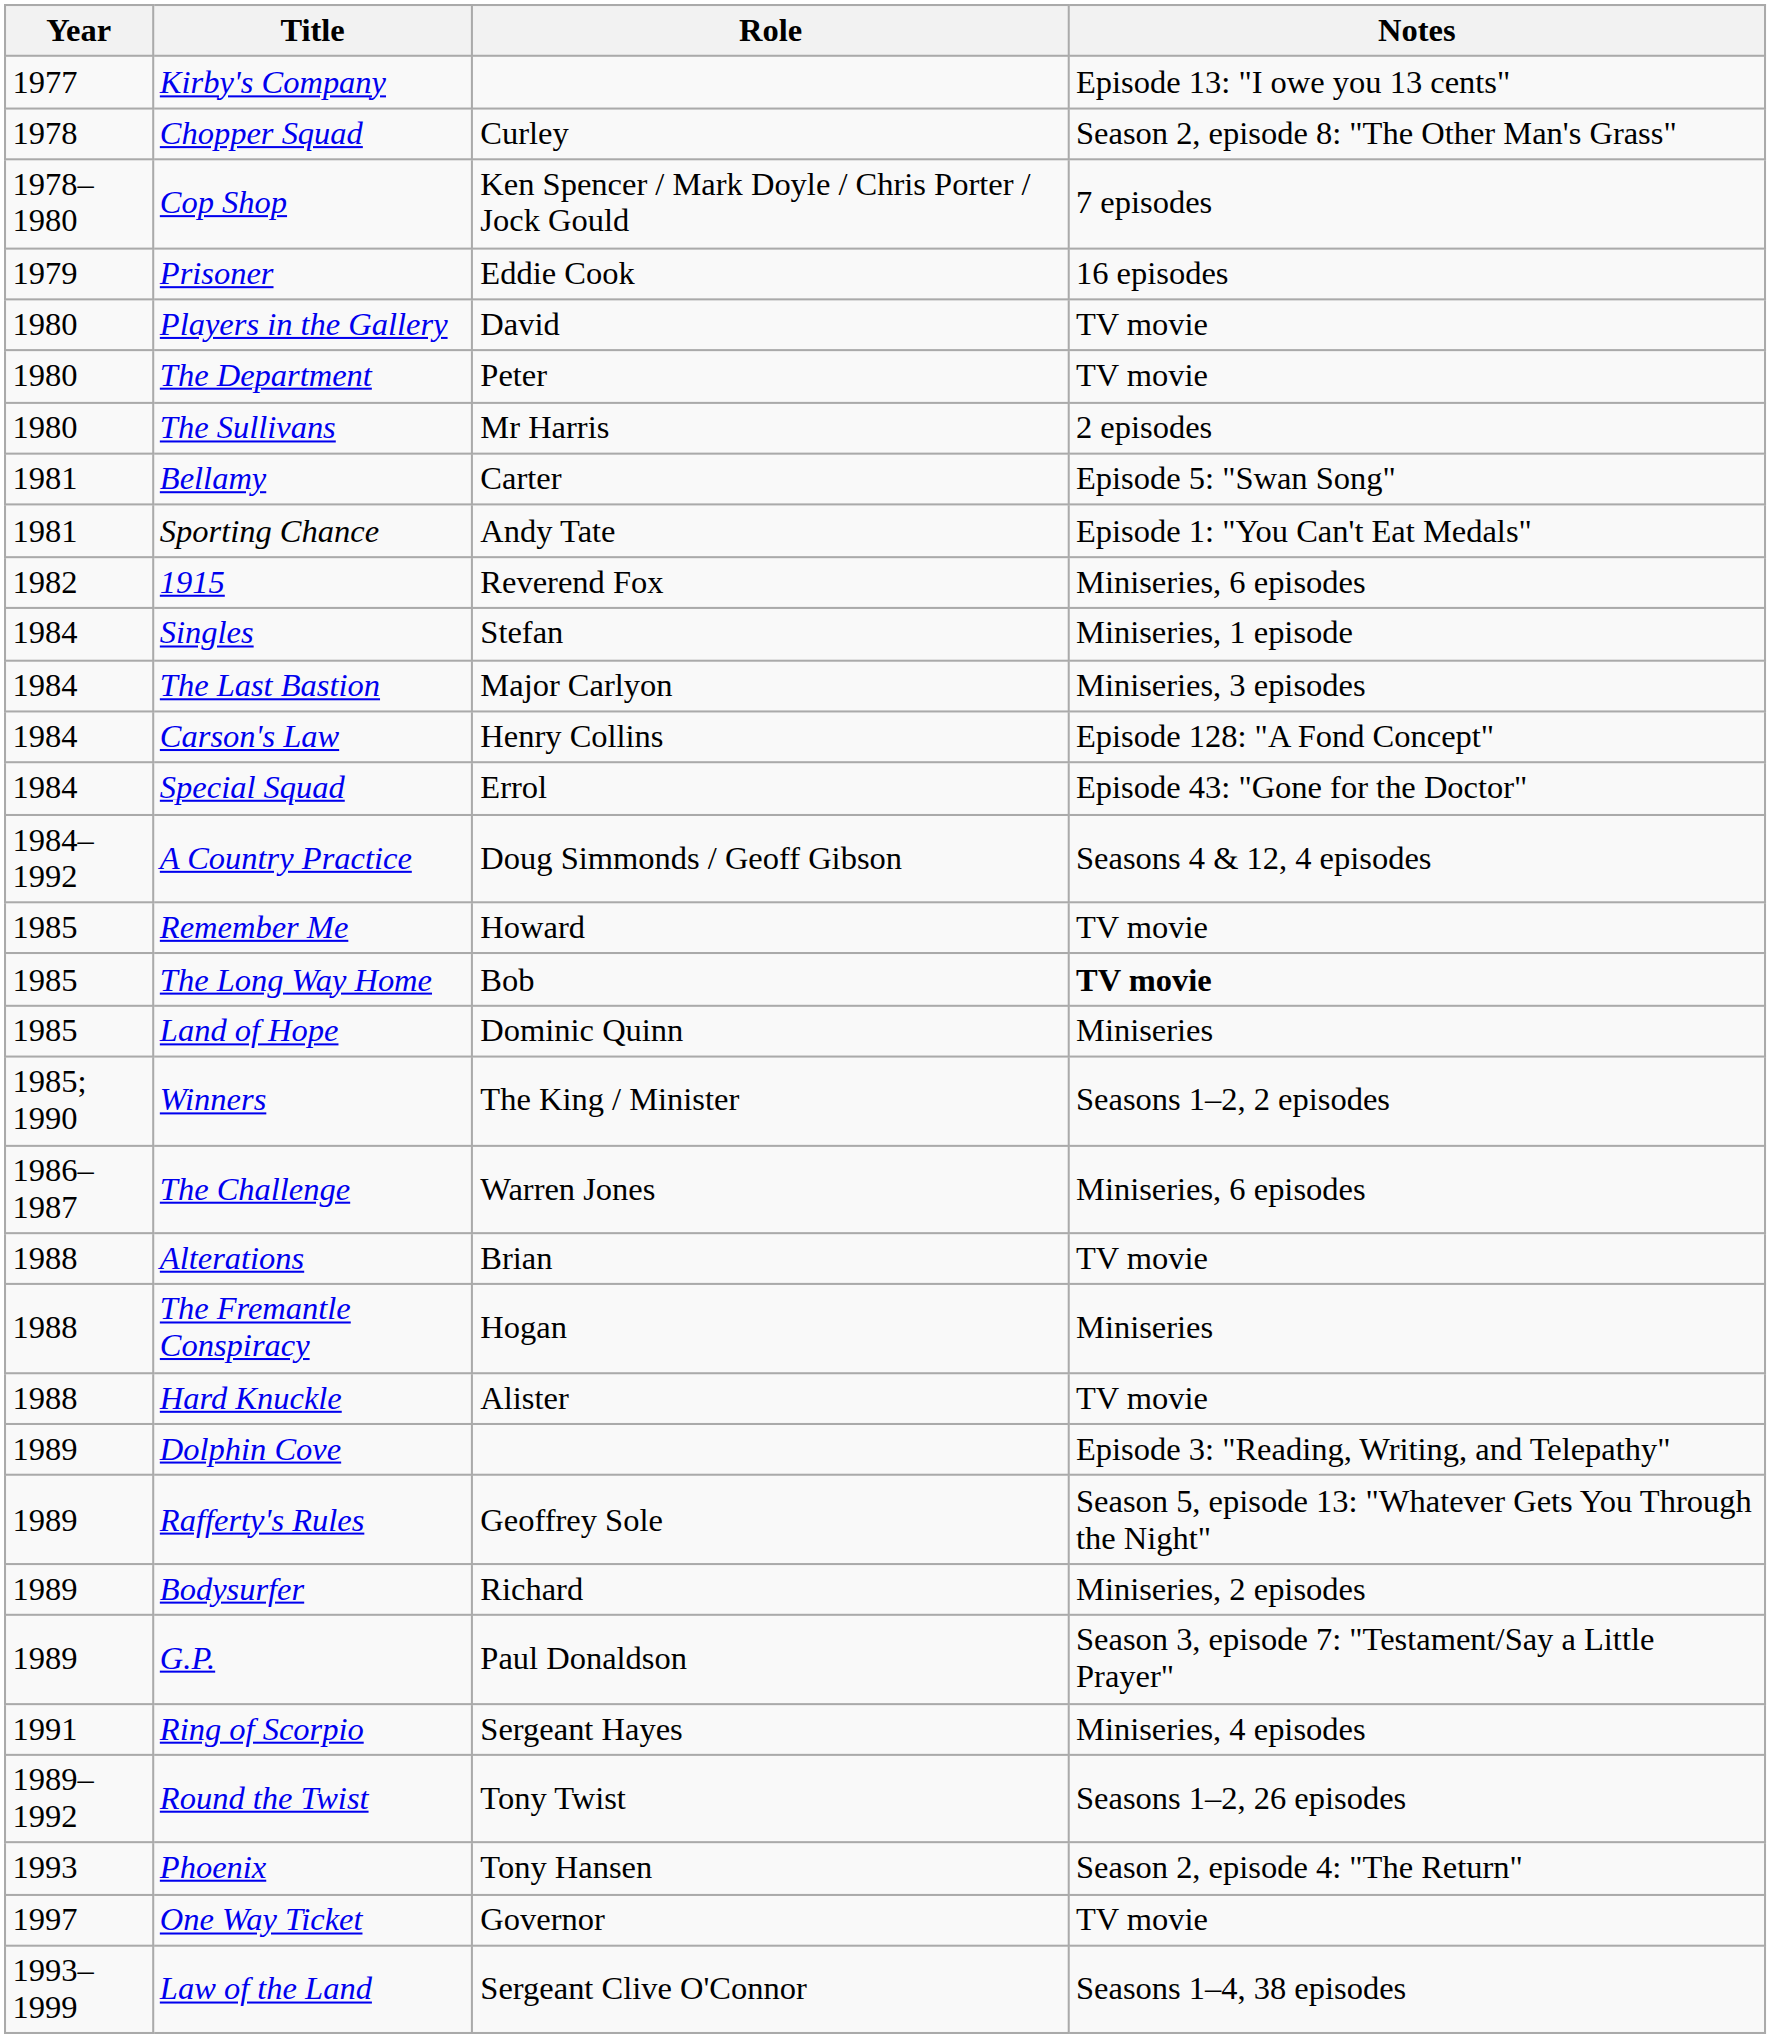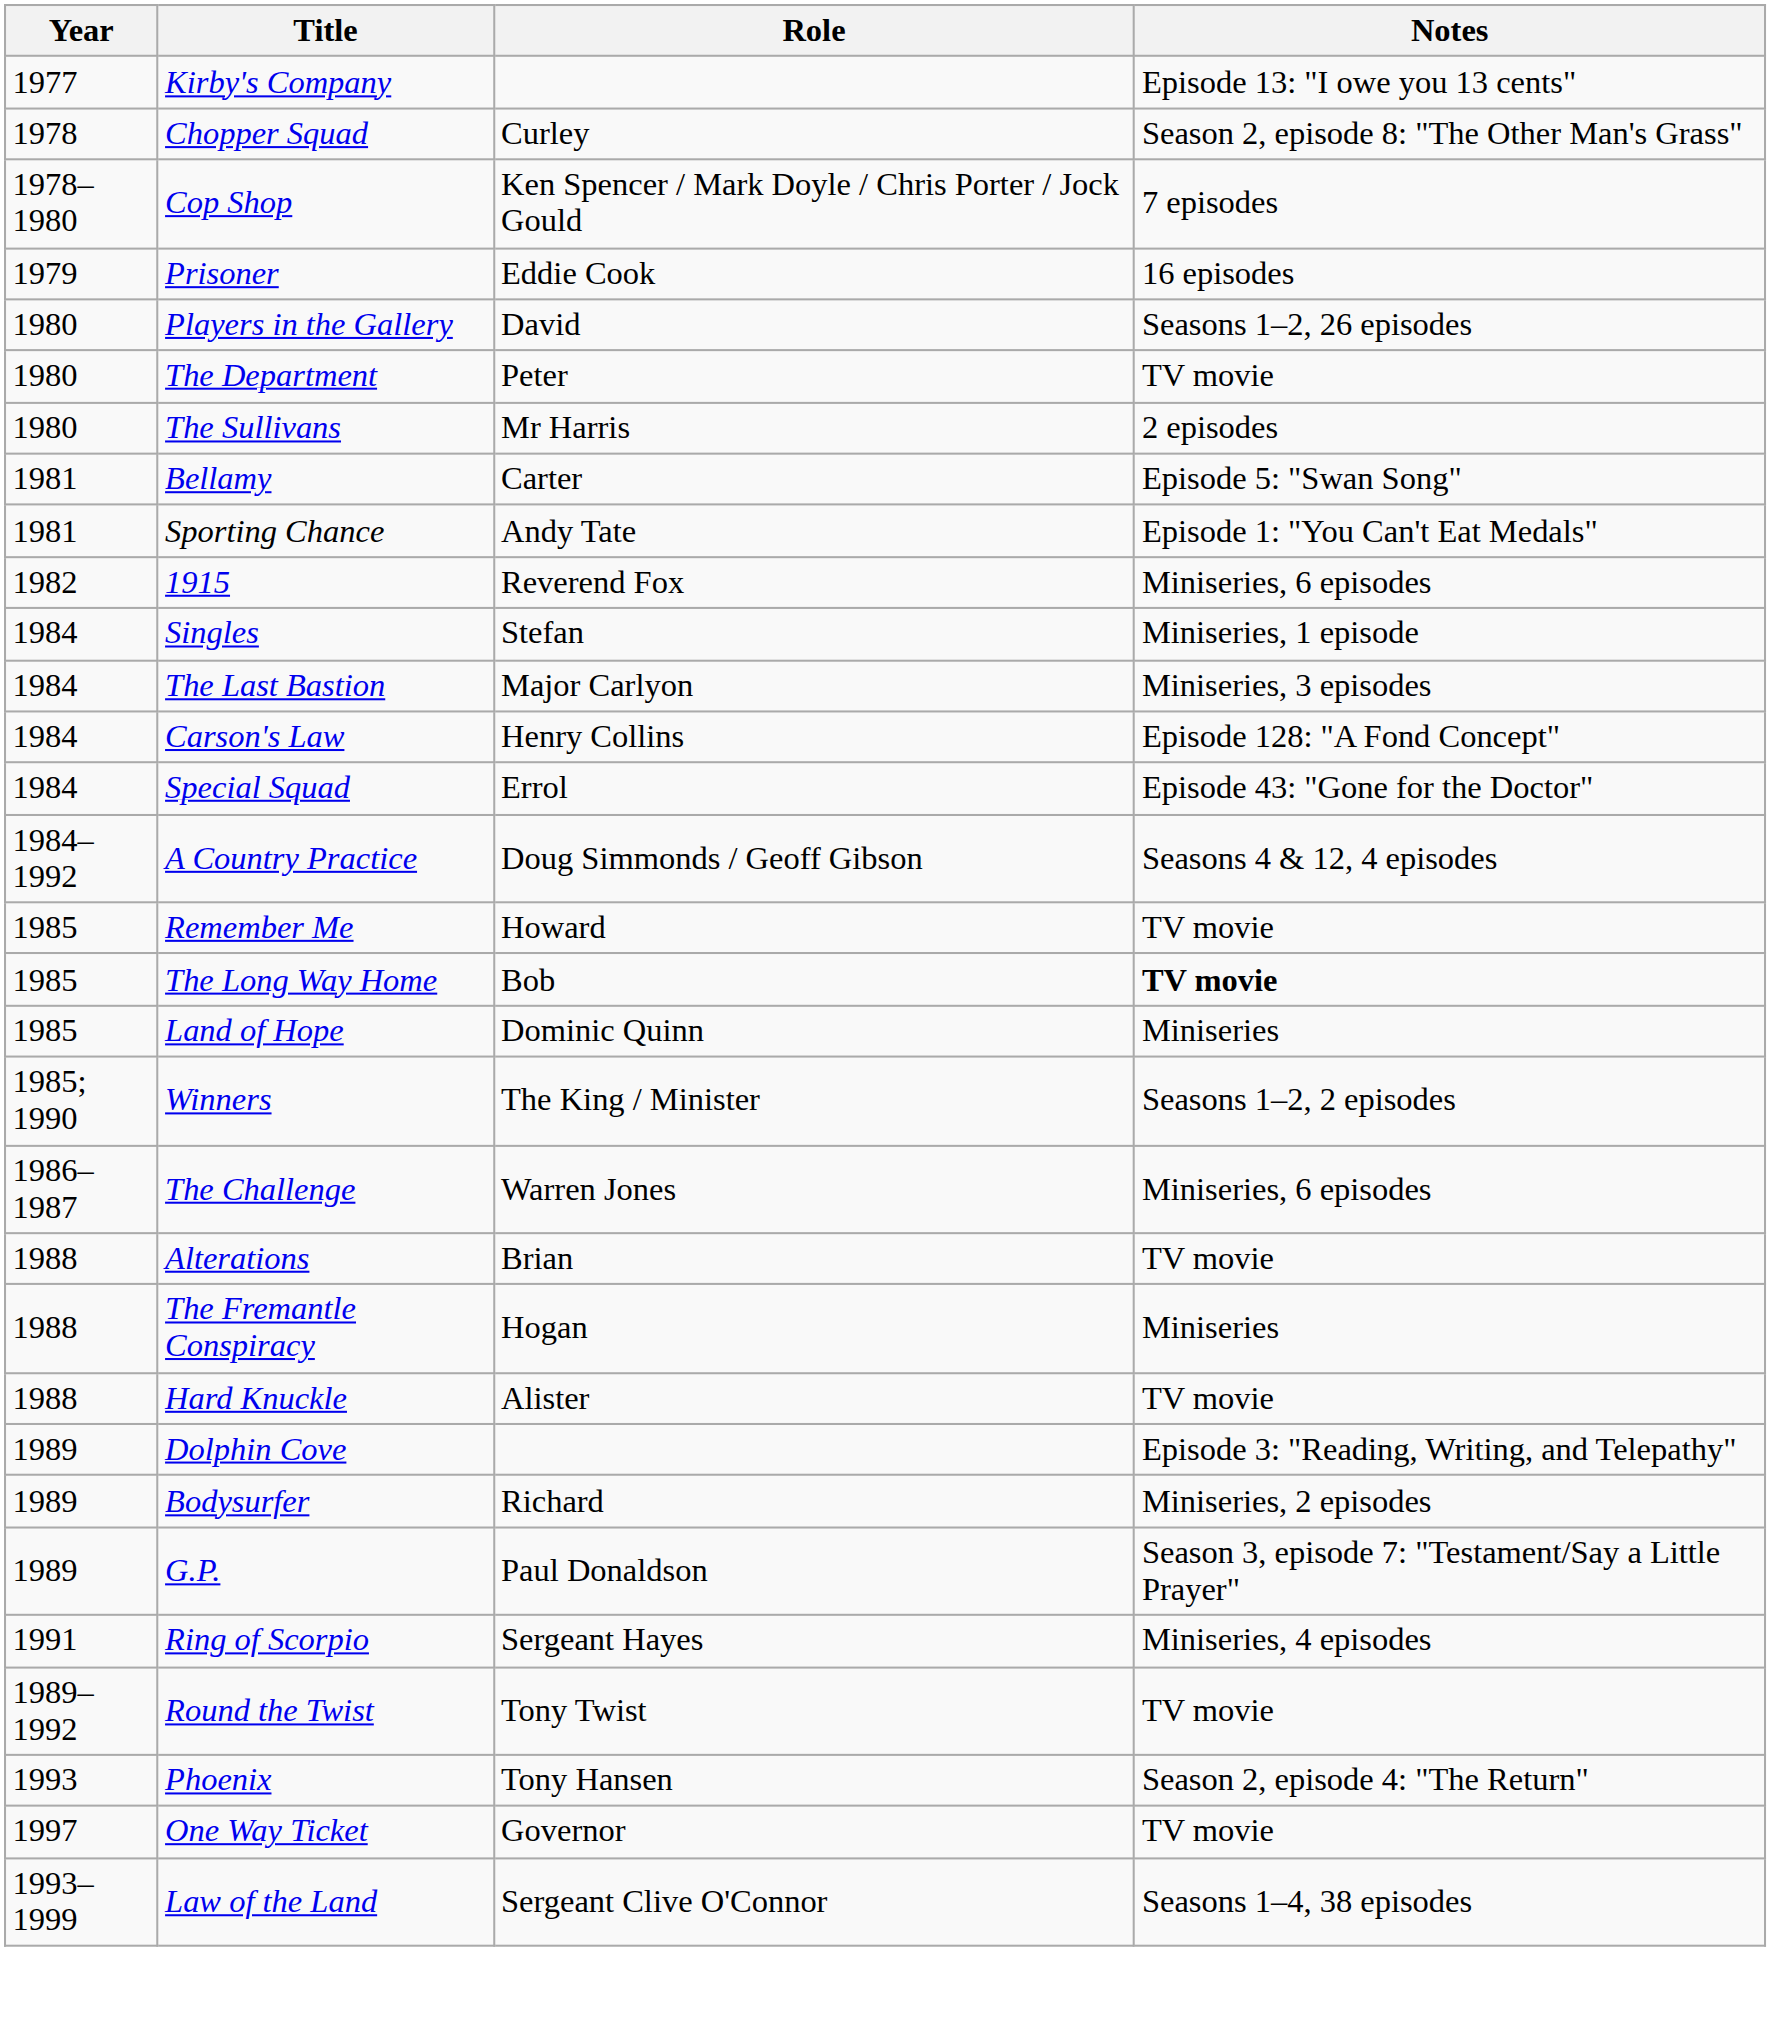(1142, 324) TV movie -> (1307, 324) Seasons 1–2, 26 episodes
- row: (262, 1519)
(1241, 1798) Seasons 1–2, 26 episodes -> (1208, 1710) TV movie
